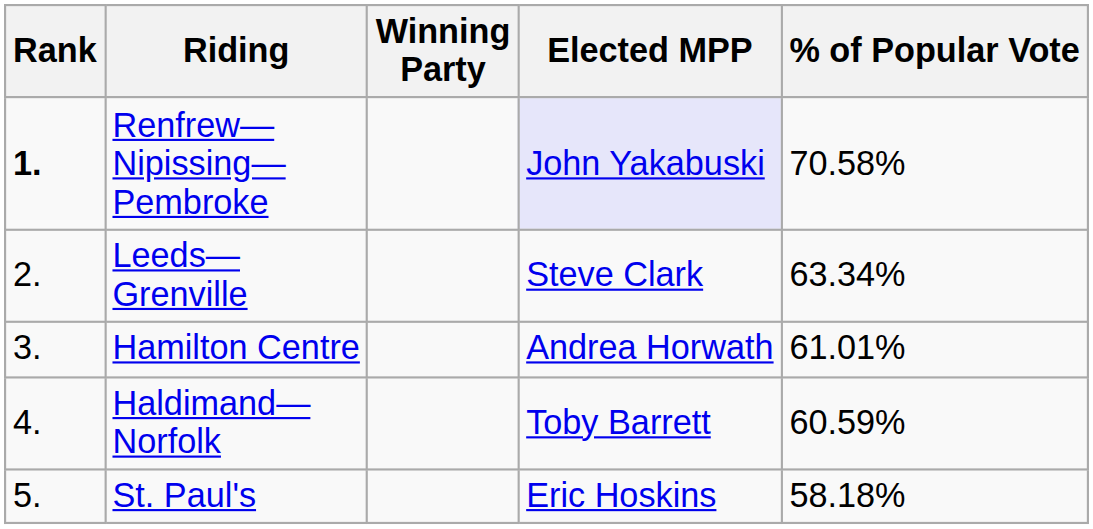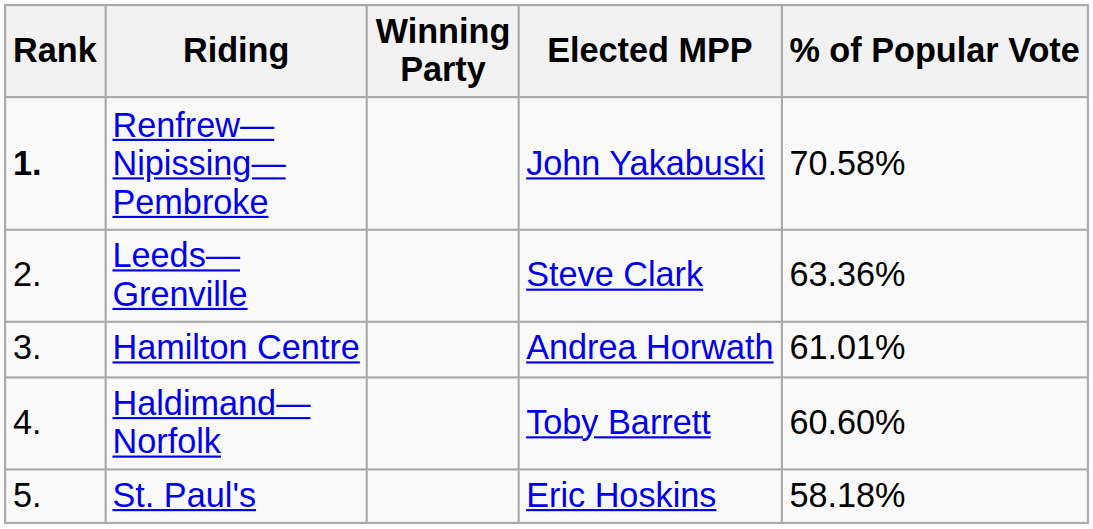(645, 162) lavender background -> (645, 162) no background
(847, 275) 63.34% -> (847, 275) 63.36%
(847, 422) 60.59% -> (847, 422) 60.60%
